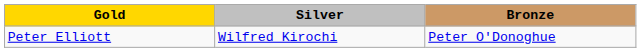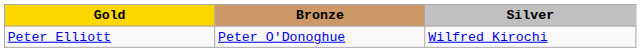columns swapped: (320, 15) <-> (530, 15)
